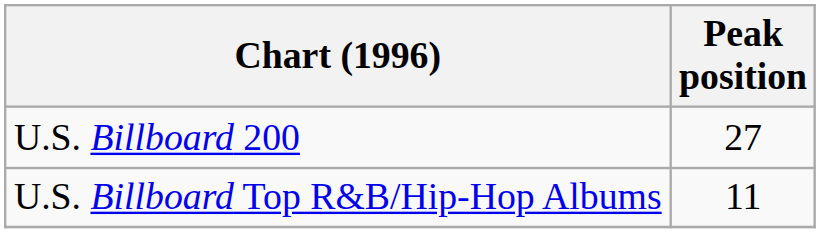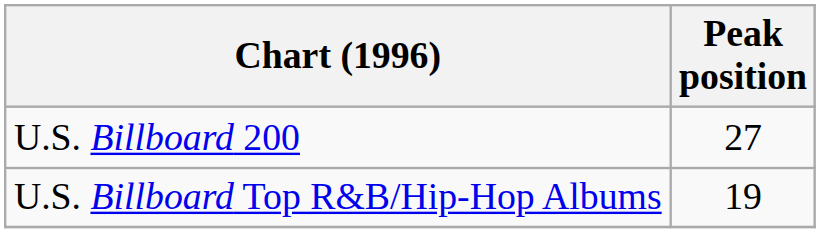(743, 196) 11 -> (743, 196) 19
